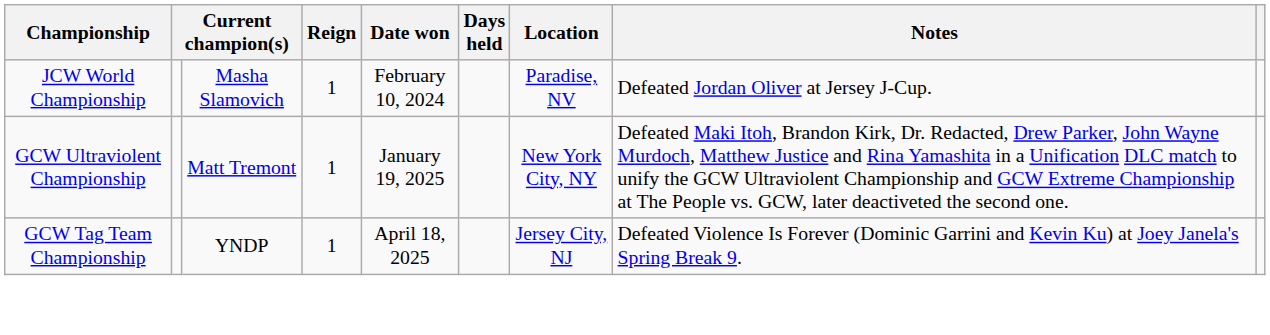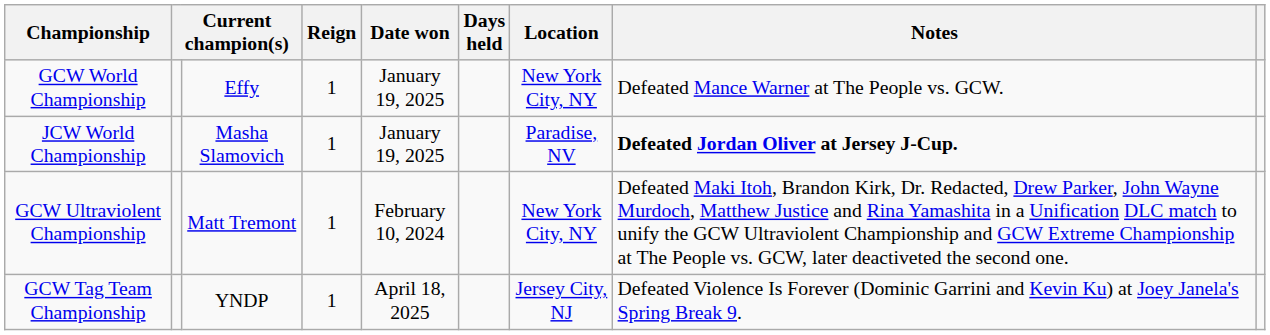+ row: (88, 87)
(410, 87) February 10, 2024 -> (410, 143) January 19, 2025
(775, 87) normal -> (788, 143) bold
(410, 166) January 19, 2025 -> (410, 222) February 10, 2024
